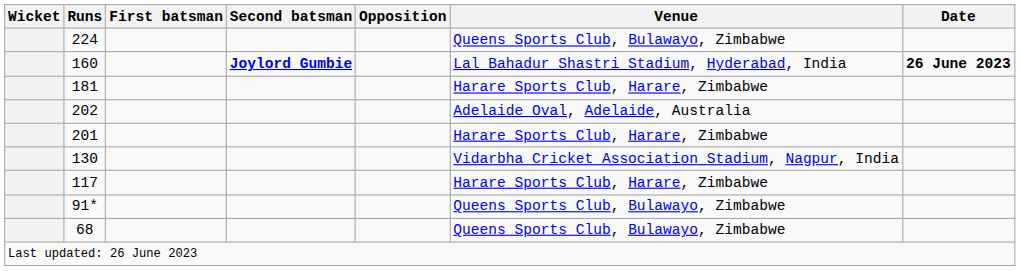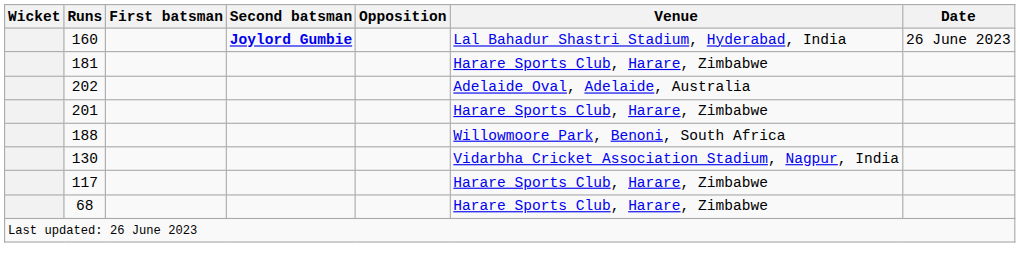- row: (85, 40)
(958, 64) bold -> (958, 40) normal
+ row: (85, 135)
- row: (85, 206)
(619, 230) Queens Sports Club, Bulawayo, Zimbabwe -> (611, 206) Harare Sports Club, Harare, Zimbabwe
